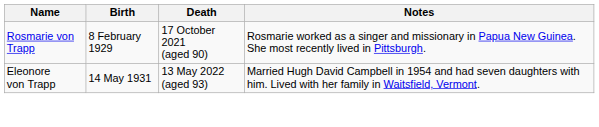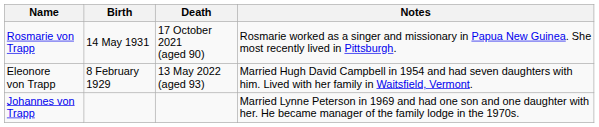(115, 42) 8 February 1929 -> (118, 42) 14 May 1931
(120, 78) 14 May 1931 -> (113, 78) 8 February 1929
+ row: (41, 107)
